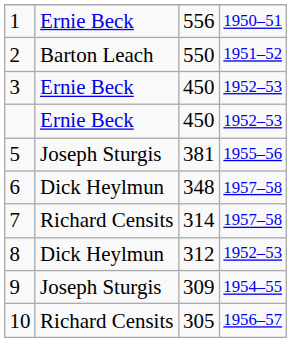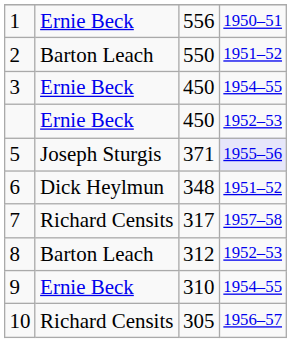(253, 87) 1952–53 -> (253, 87) 1954–55
(199, 154) 381 -> (199, 154) 371
(253, 154) no background -> (253, 154) lavender background
(253, 187) 1957–58 -> (253, 187) 1951–52
(199, 220) 314 -> (199, 220) 317
(102, 253) Dick Heylmun -> (97, 253) Barton Leach
(101, 287) Joseph Sturgis -> (87, 287) Ernie Beck
(199, 287) 309 -> (199, 287) 310
